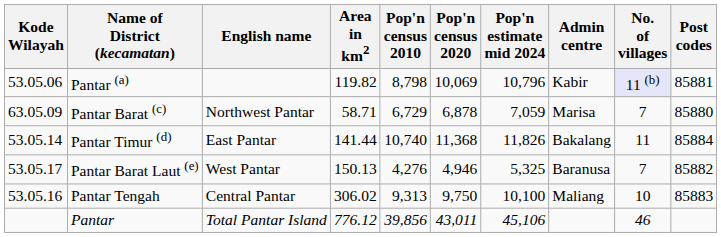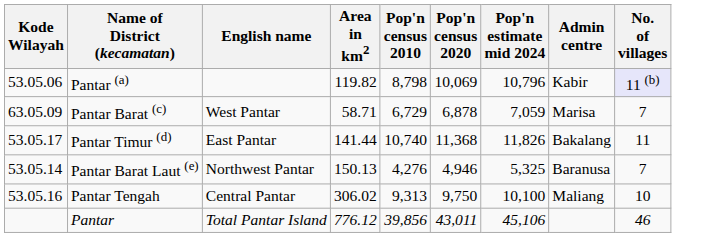- column: (694, 36)
(260, 111) Northwest Pantar -> (243, 111) West Pantar
(35, 140) 53.05.14 -> (35, 140) 53.05.17
(35, 169) 53.05.17 -> (35, 169) 53.05.14
(243, 169) West Pantar -> (260, 169) Northwest Pantar
